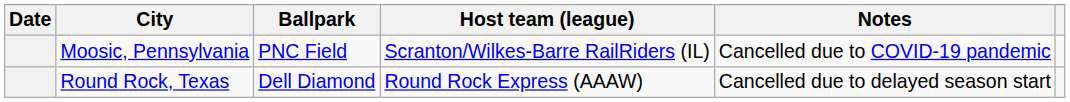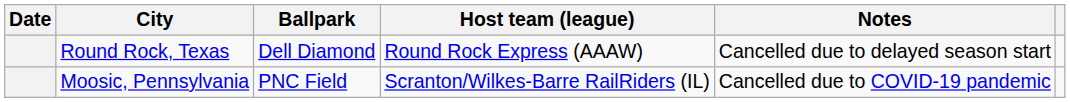rows swapped: (155, 50) <-> (145, 81)
